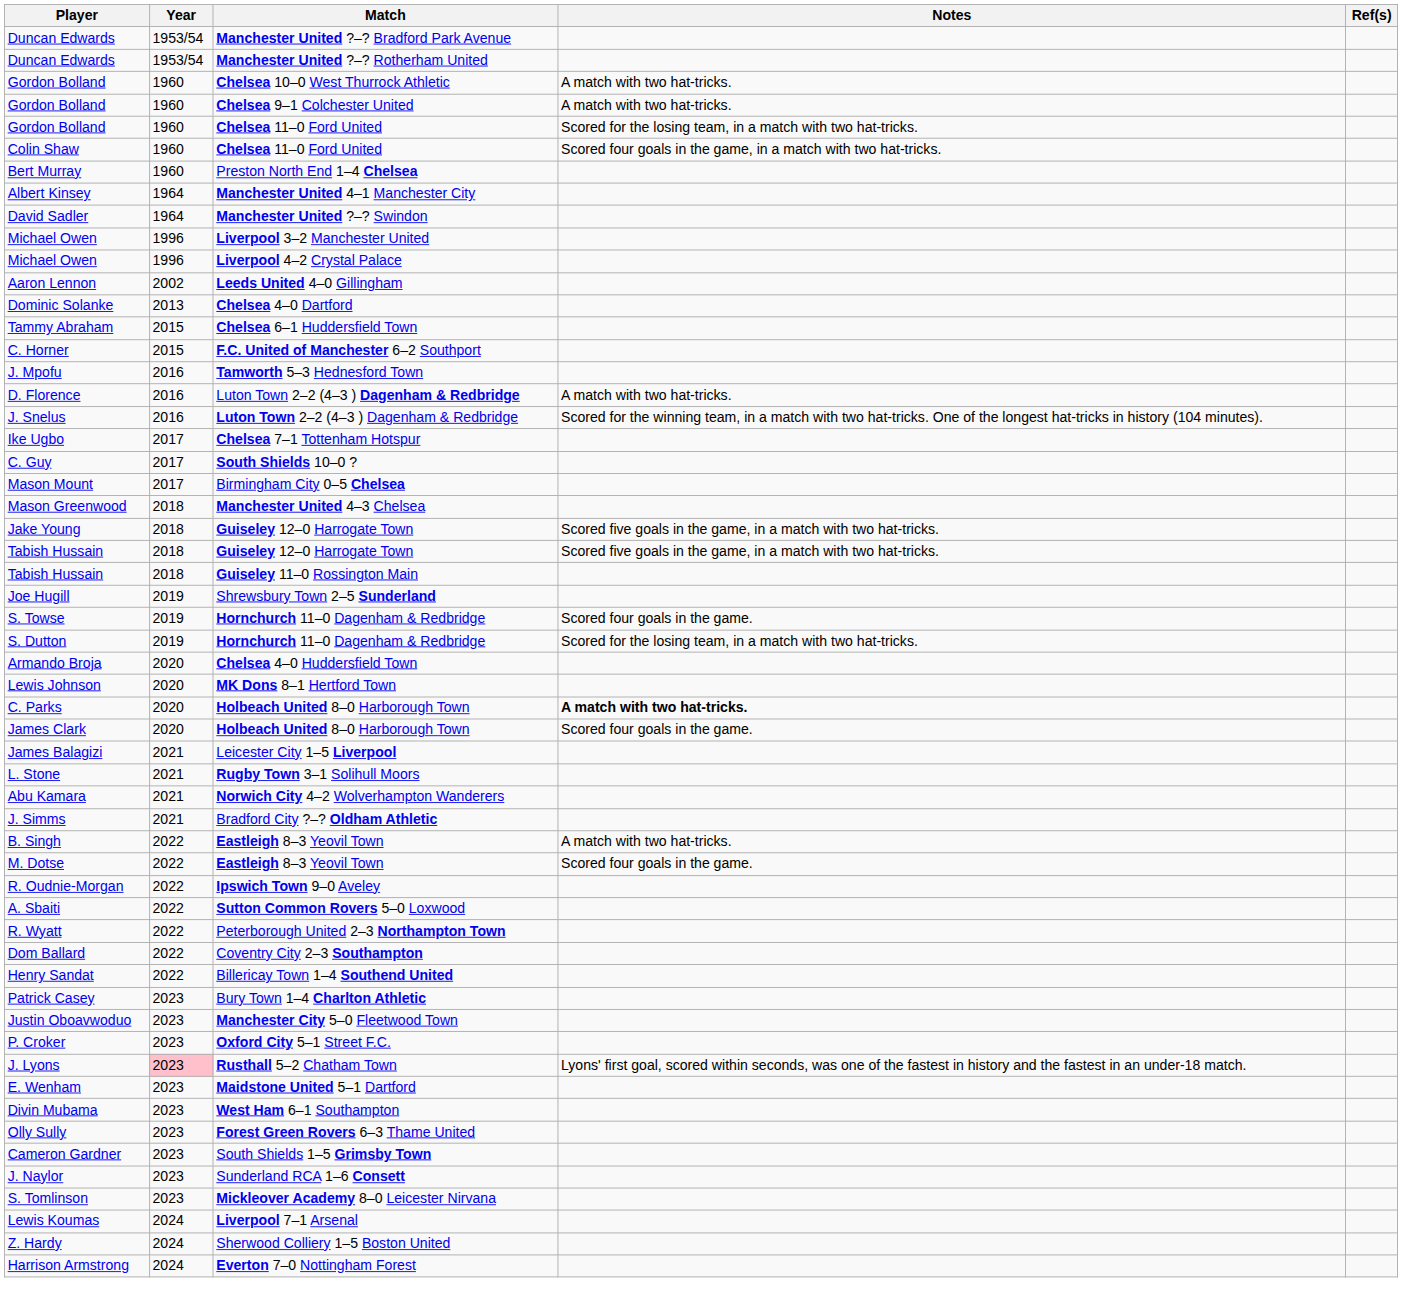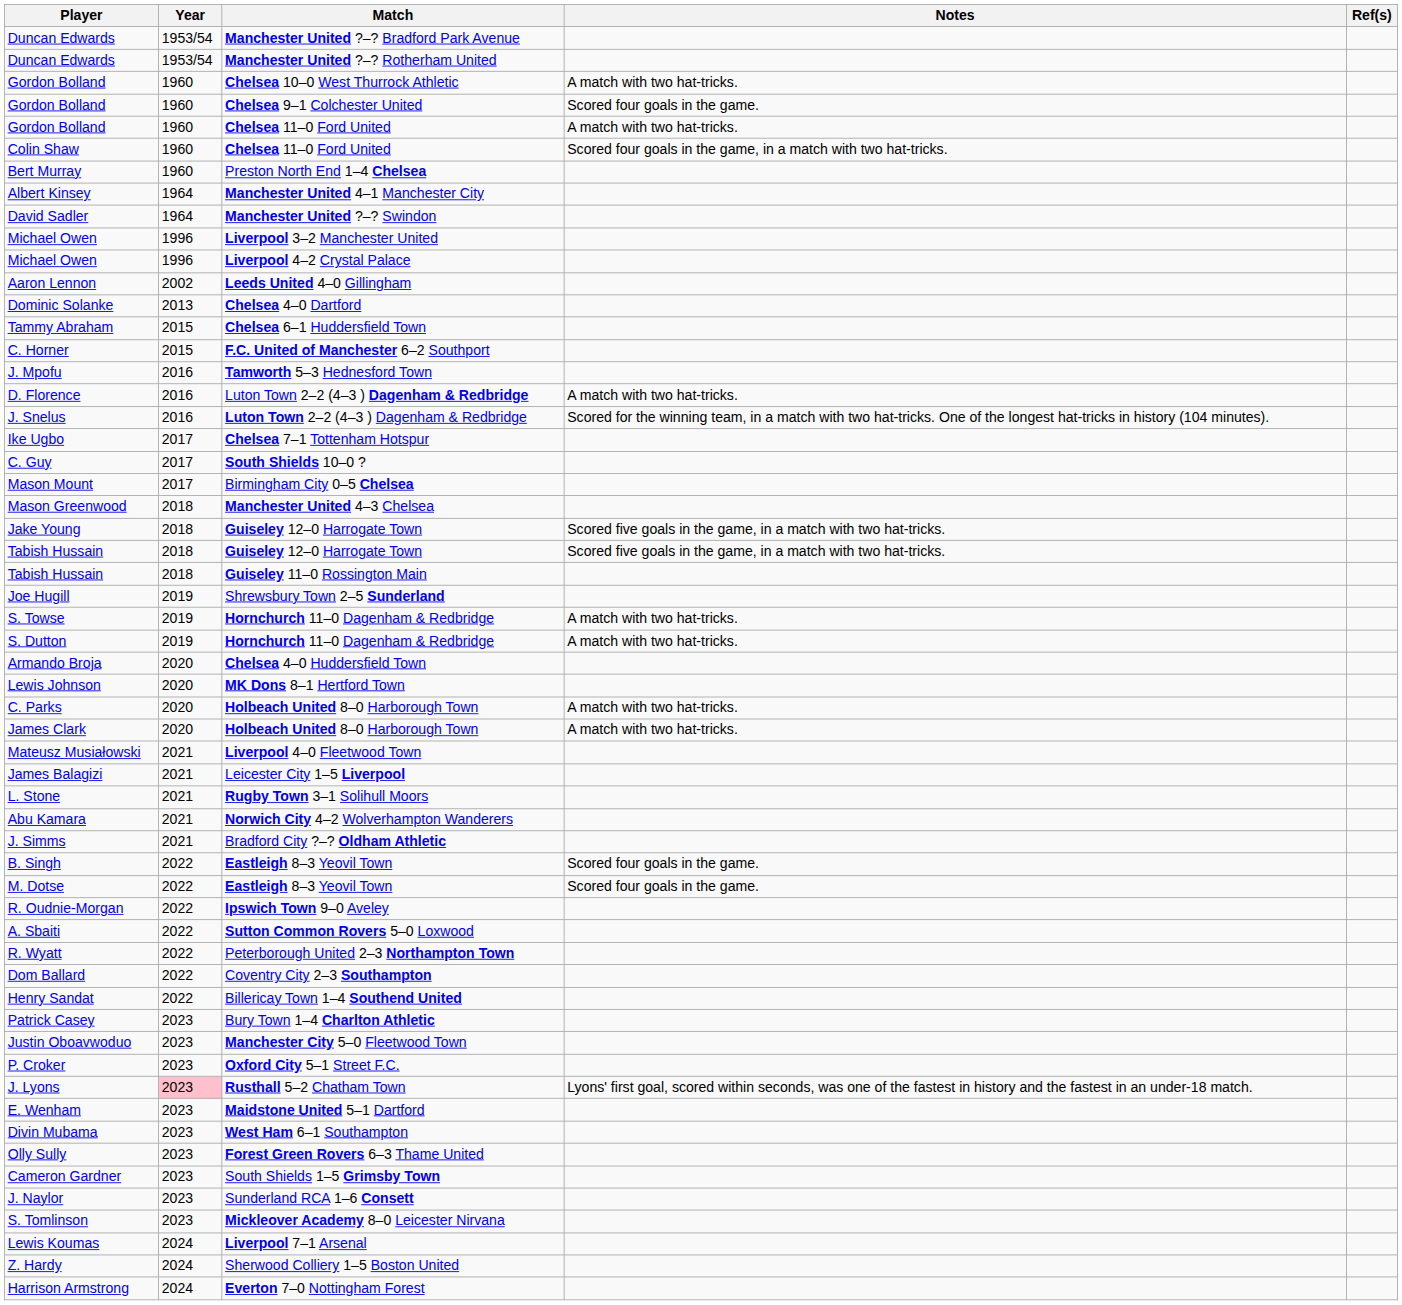(646, 104) A match with two hat-tricks. -> (663, 104) Scored four goals in the game.
(739, 127) Scored for the losing team, in a match with two hat-tricks. -> (653, 127) A match with two hat-tricks.
(657, 618) Scored four goals in the game. -> (653, 618) A match with two hat-tricks.
(739, 640) Scored for the losing team, in a match with two hat-tricks. -> (653, 640) A match with two hat-tricks.
(654, 707) bold -> (653, 707) normal
(657, 730) Scored four goals in the game. -> (653, 730) A match with two hat-tricks.
+ row: (74, 752)
(646, 841) A match with two hat-tricks. -> (663, 864) Scored four goals in the game.
